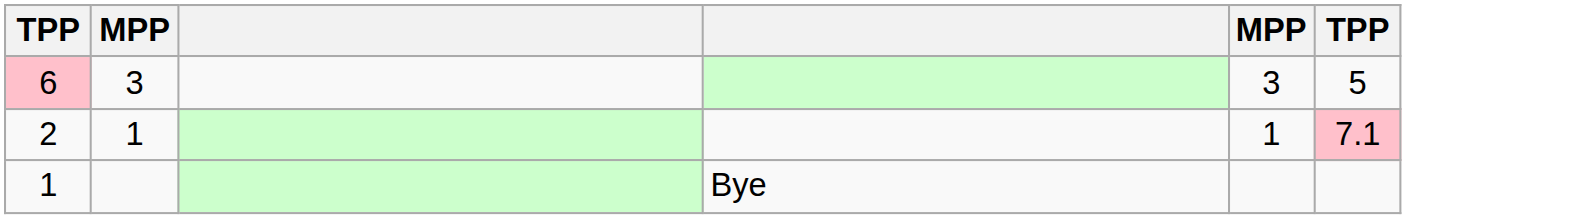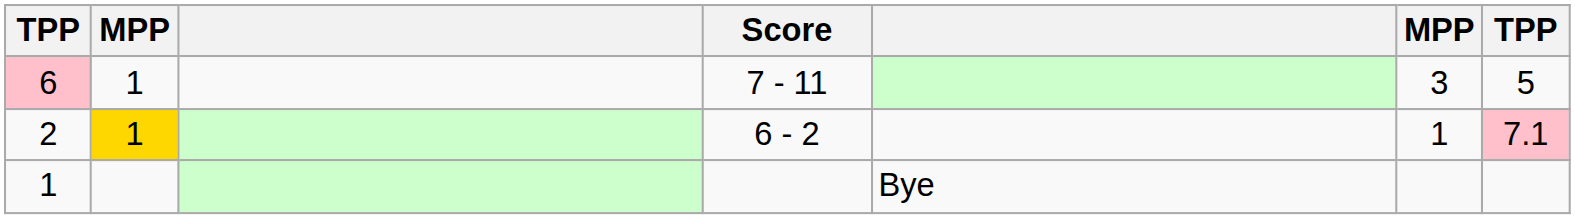+ column: (787, 30)
(135, 82) 3 -> (135, 82) 1
(135, 133) no background -> (135, 133) gold background
